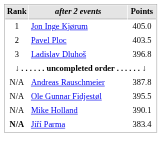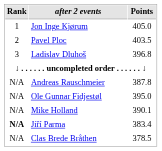(142, 96) 395.5 -> (142, 96) 395.0
+ row: (64, 139)
